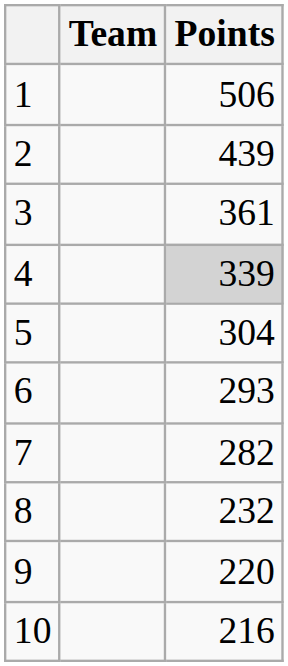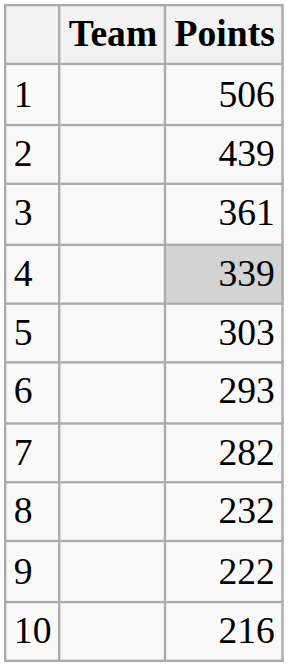(247, 332) 304 -> (247, 332) 303
(247, 570) 220 -> (247, 570) 222
